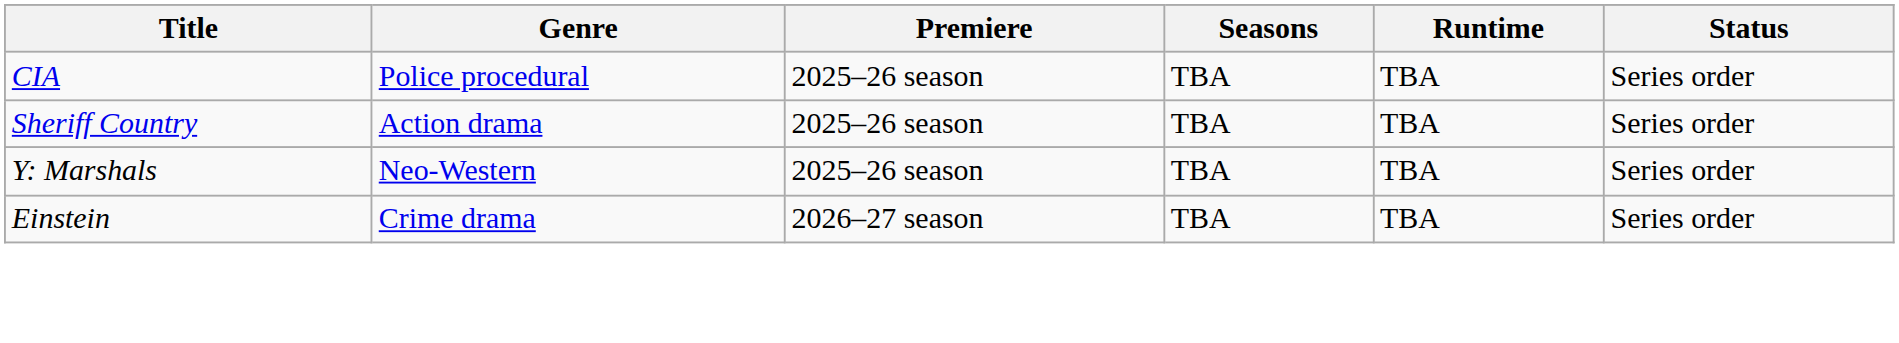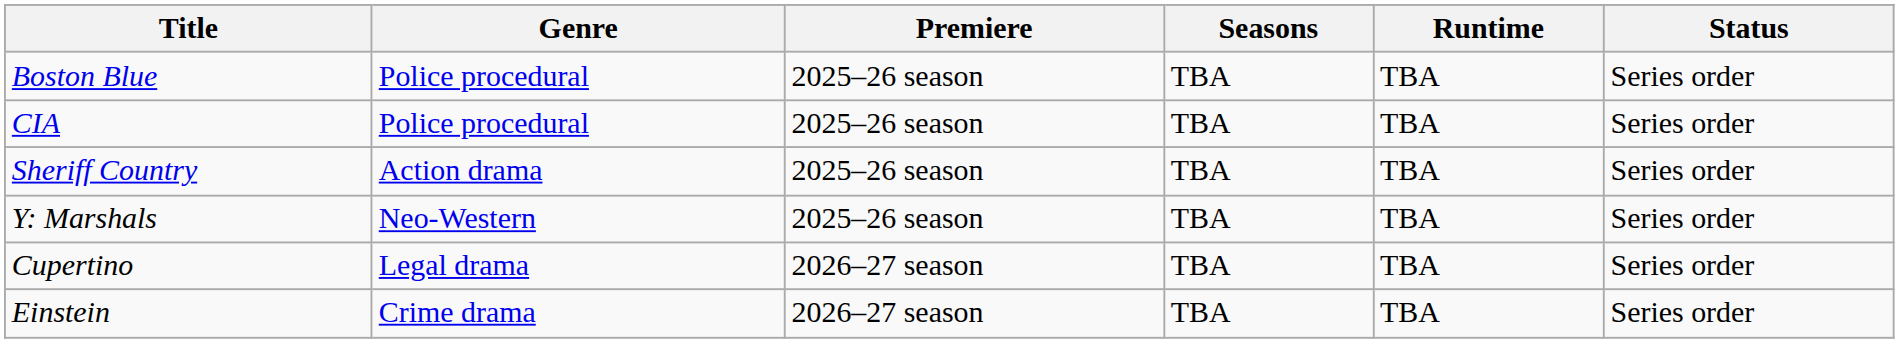+ row: (85, 75)
+ row: (73, 265)
